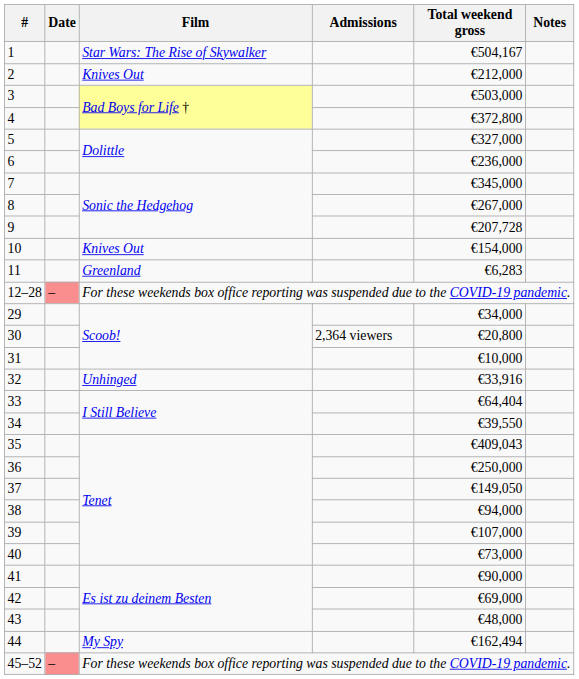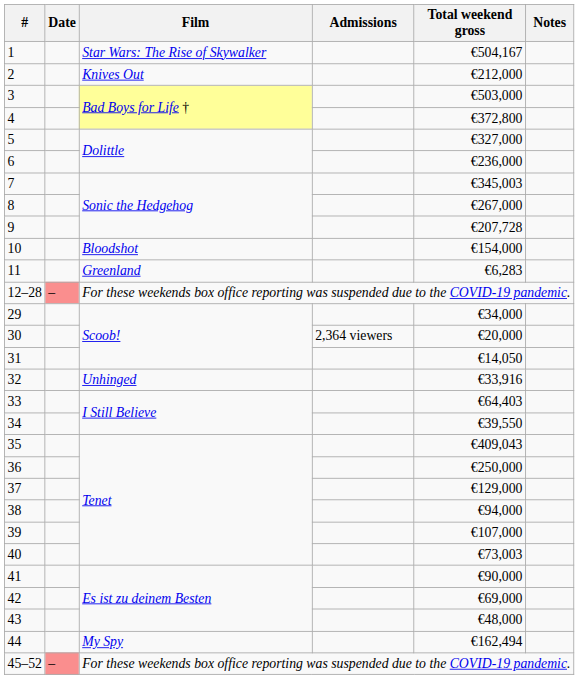(497, 183) €345,000 -> (497, 183) €345,003
(113, 249) Knives Out -> (110, 249) Bloodshot
(500, 336) €20,800 -> (500, 336) €20,000
(500, 358) €10,000 -> (500, 358) €14,050
(500, 401) €64,404 -> (500, 401) €64,403
(497, 489) €149,050 -> (497, 489) €129,000
(500, 554) €73,000 -> (500, 554) €73,003
